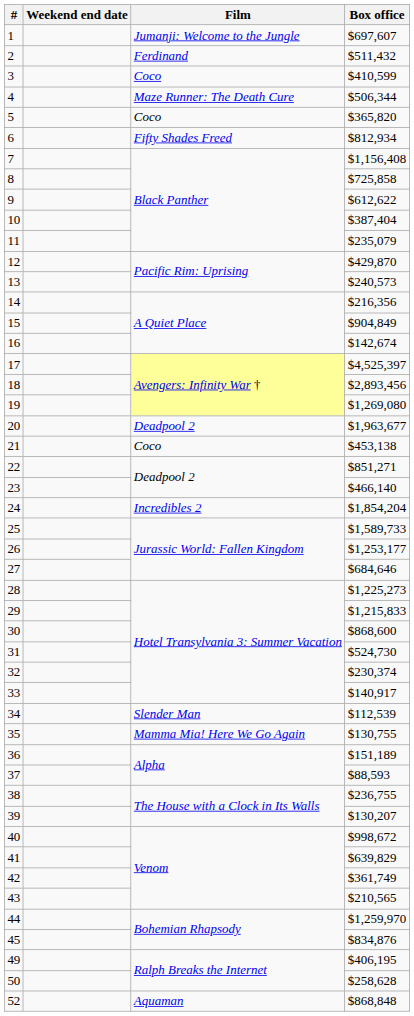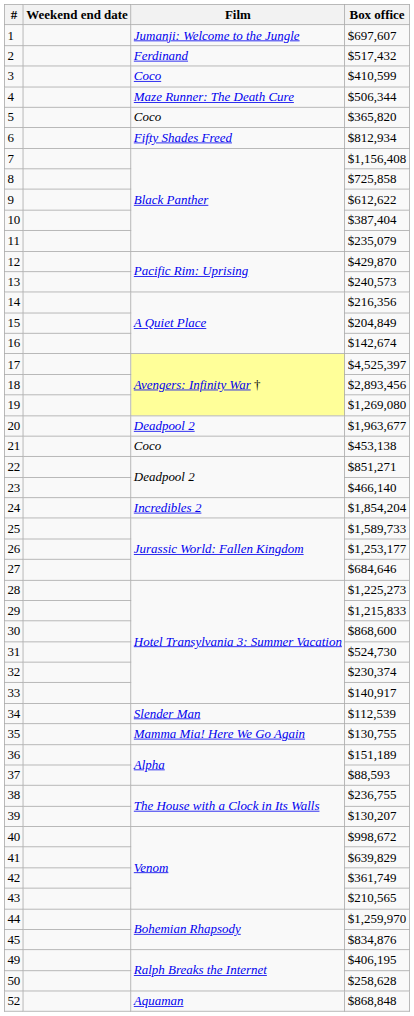(372, 55) $511,432 -> (372, 55) $517,432
(372, 323) $904,849 -> (372, 323) $204,849
